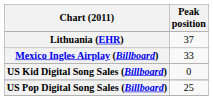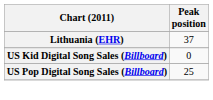- row: (87, 55)
